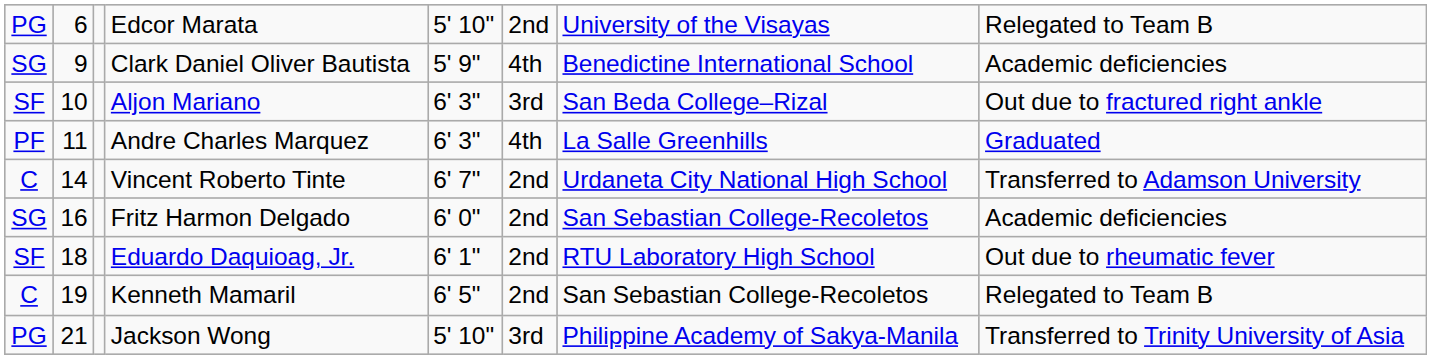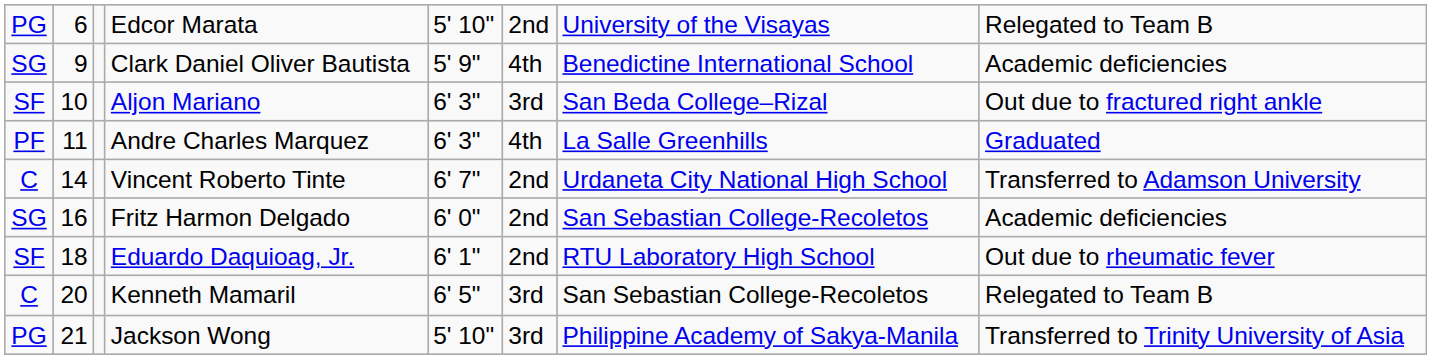(74, 296) 19 -> (74, 296) 20
(529, 296) 2nd -> (526, 296) 3rd
